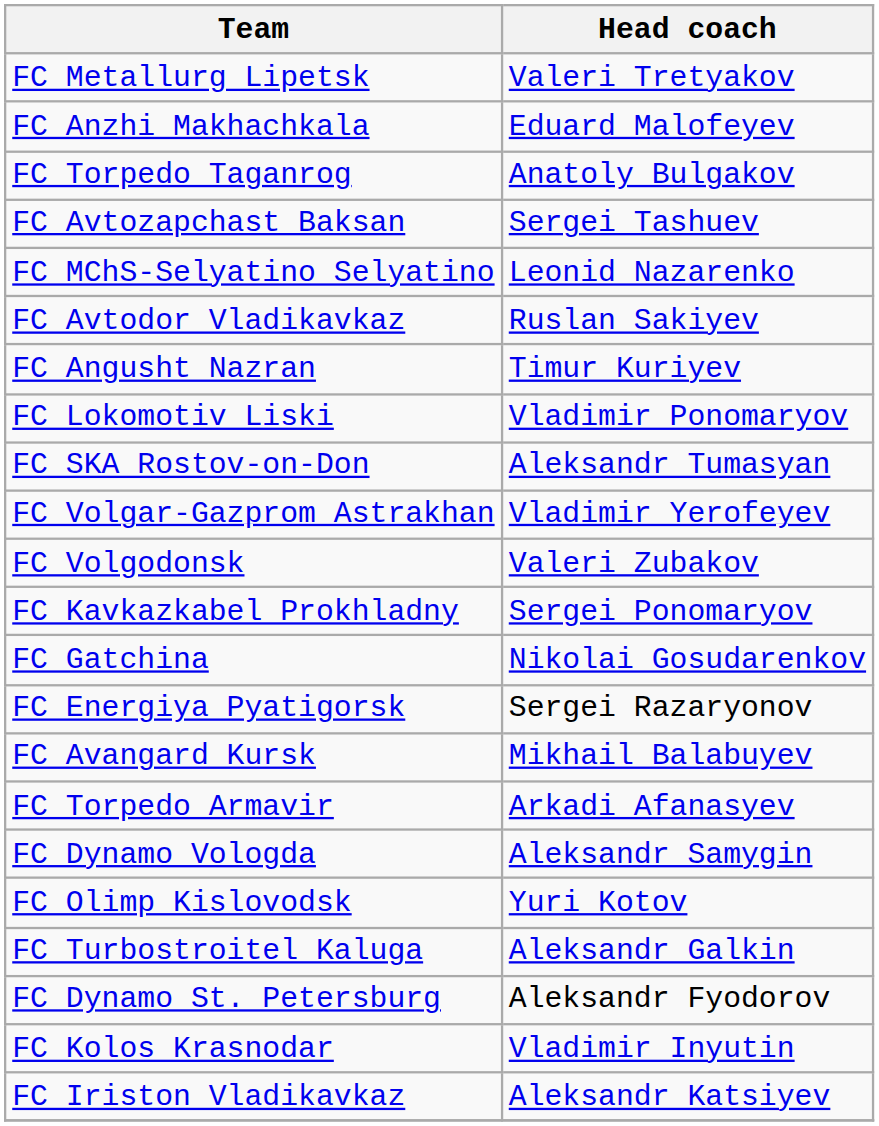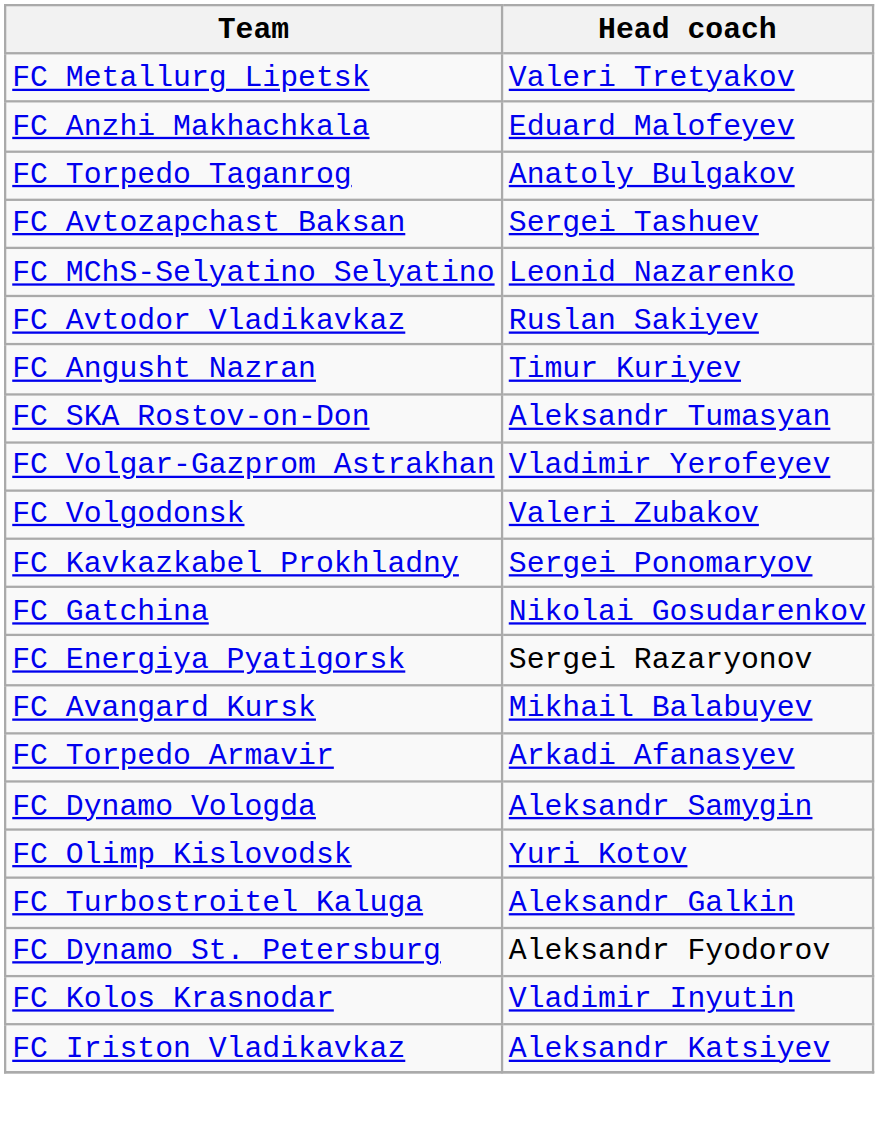- row: (173, 418)
